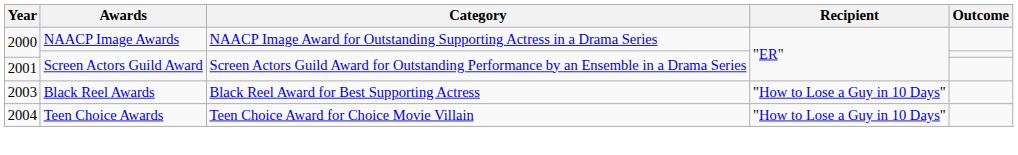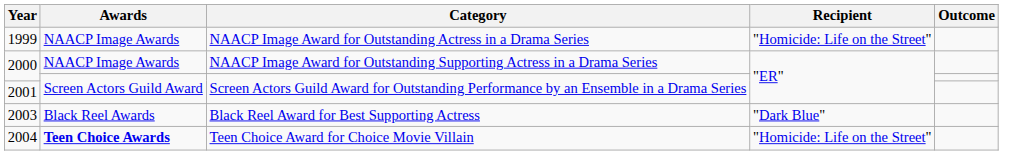+ row: (22, 39)
(849, 92) "How to Lose a Guy in 10 Days" -> (789, 115) "Dark Blue"
(104, 115) normal -> (107, 138) bold
(849, 115) "How to Lose a Guy in 10 Days" -> (842, 138) "Homicide: Life on the Street"
